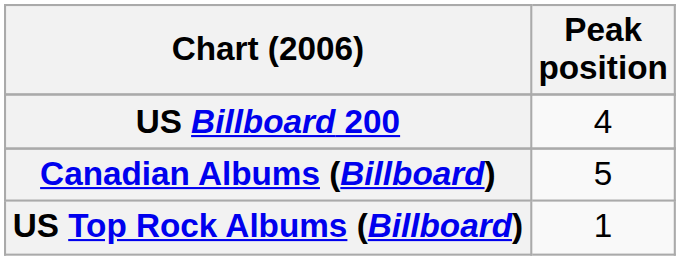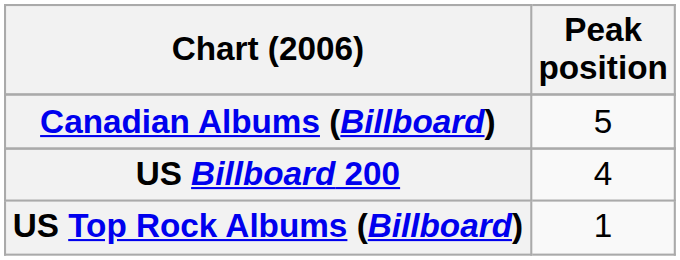rows swapped: (268, 173) <-> (268, 121)
